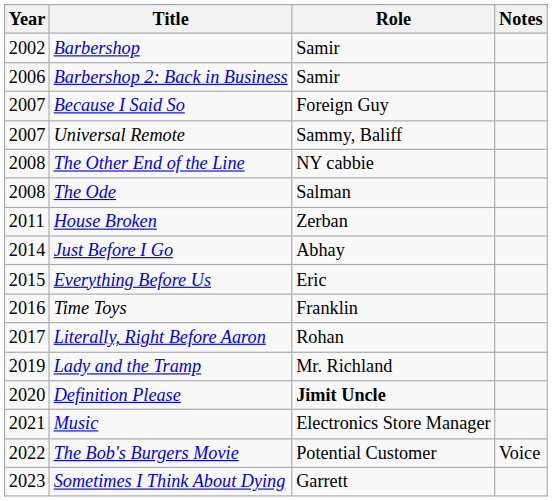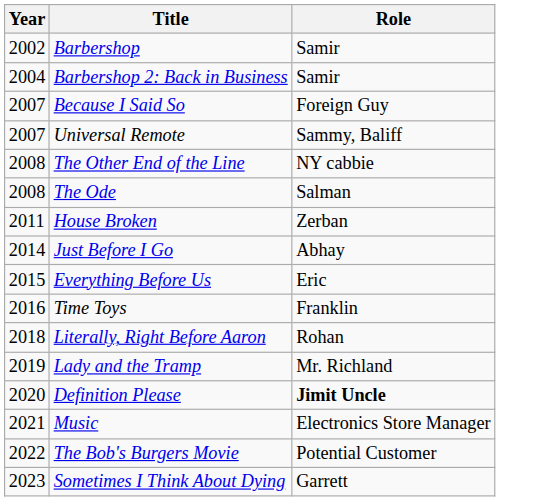- column: (521, 18)
(27, 76) 2006 -> (27, 76) 2004
(27, 337) 2017 -> (27, 337) 2018
